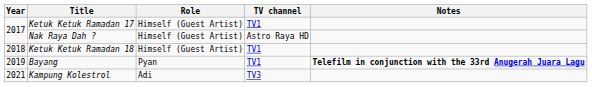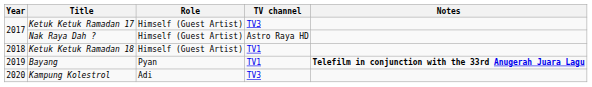(254, 24) TV1 -> (254, 24) TV3
(16, 75) 2021 -> (16, 75) 2020
